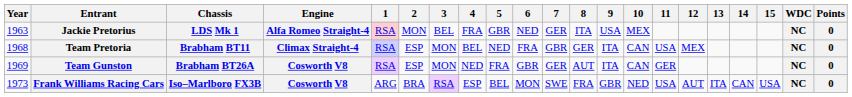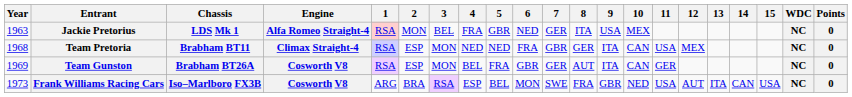(472, 48) BEL -> (472, 48) NED
(472, 66) NED -> (472, 66) BEL
